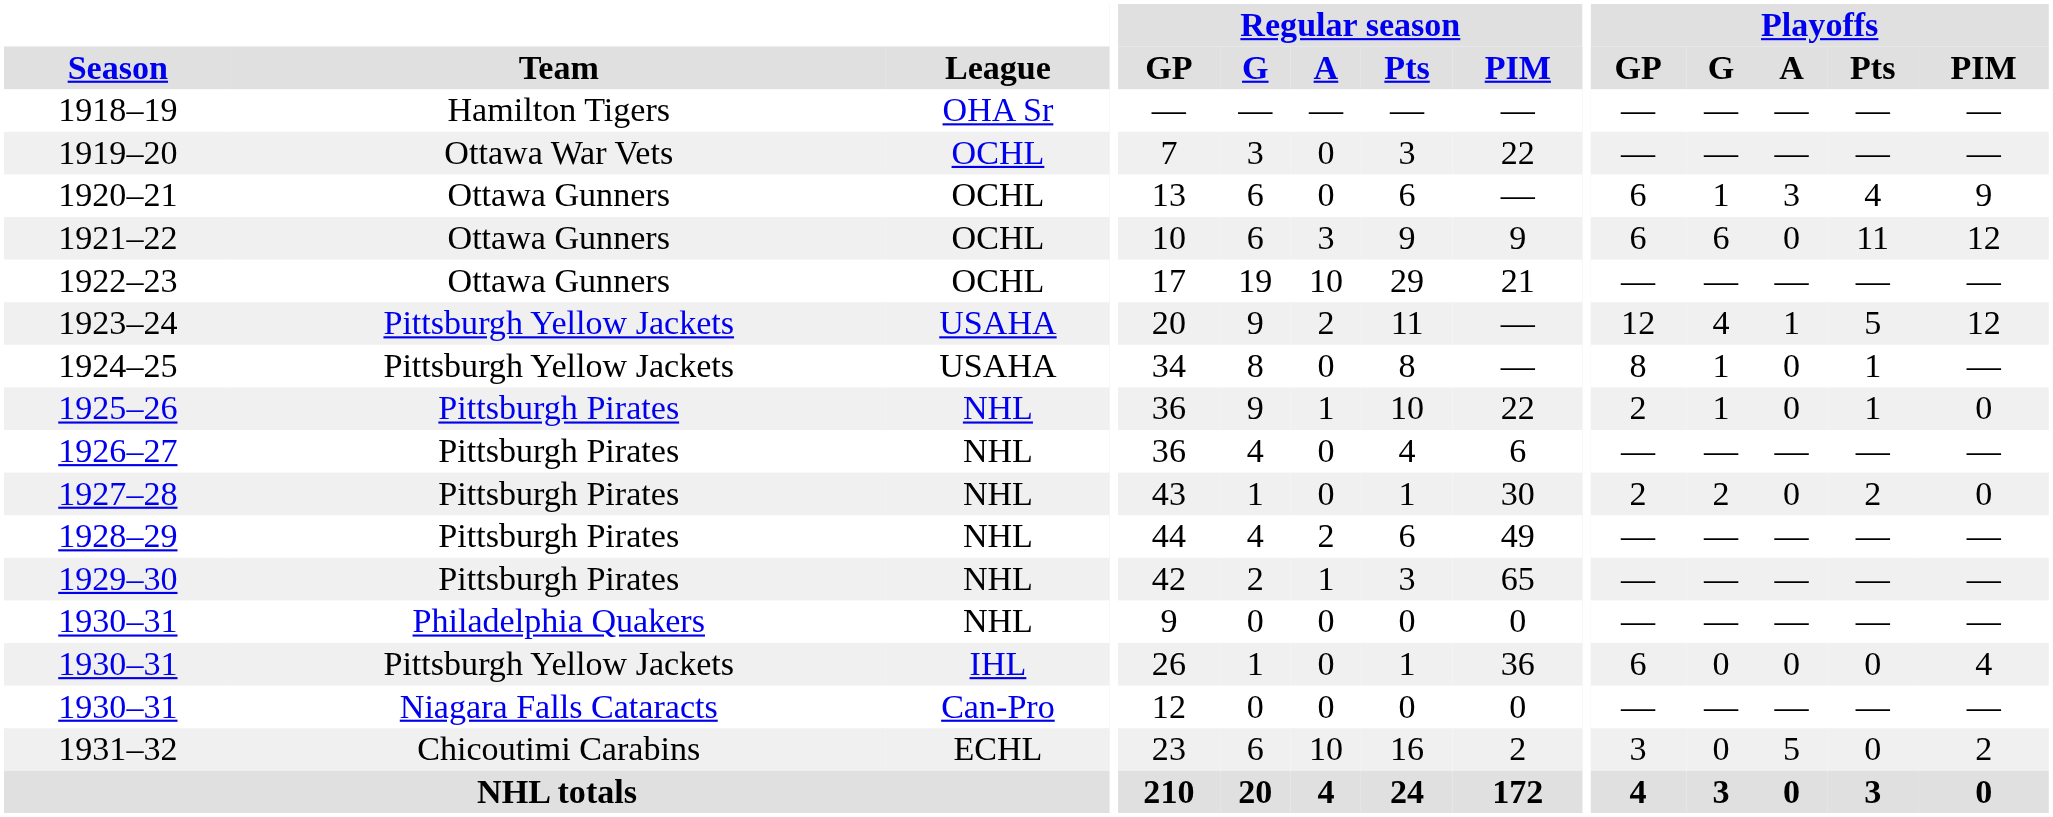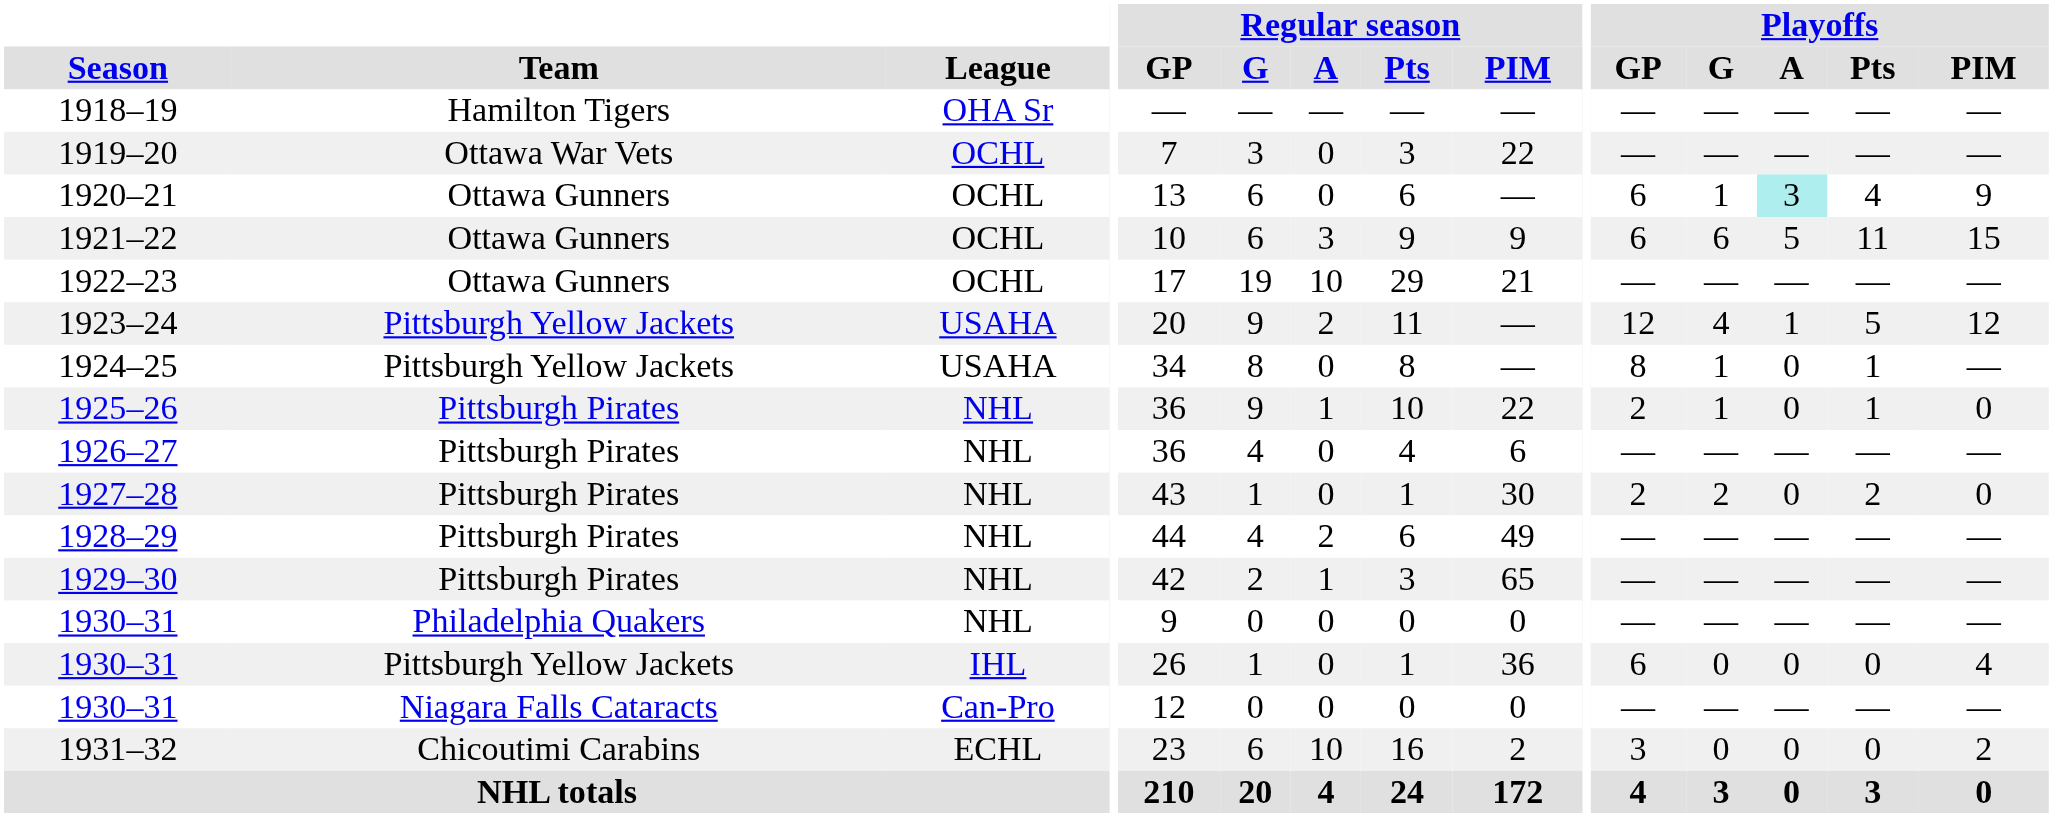(1792, 195) no background -> (1792, 195) paleturquoise background
(1792, 237) 0 -> (1792, 237) 5
(1984, 237) 12 -> (1984, 237) 15
(1792, 748) 5 -> (1792, 748) 0
